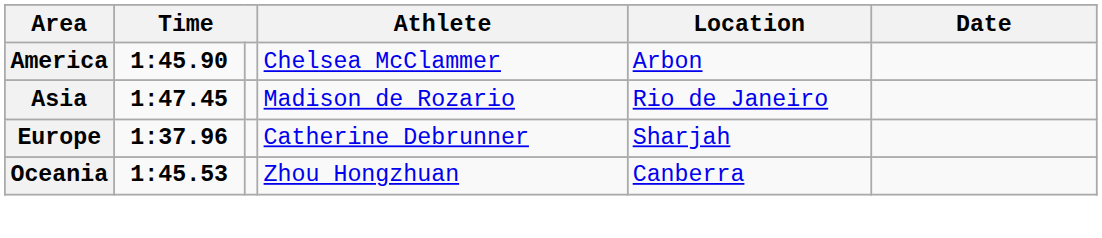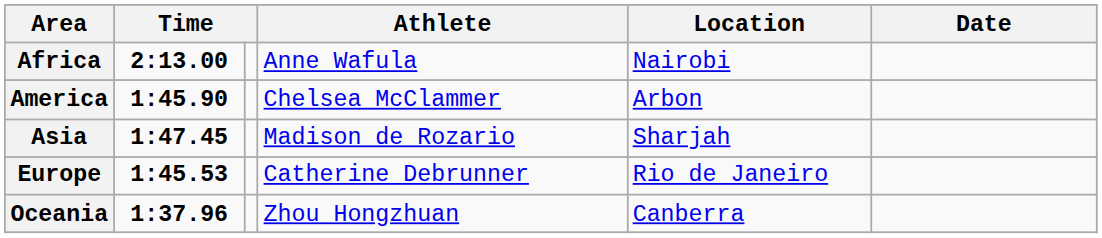+ row: (59, 62)
(730, 100) Rio de Janeiro -> (682, 138) Sharjah
(179, 138) 1:37.96 -> (179, 176) 1:45.53
(682, 138) Sharjah -> (730, 176) Rio de Janeiro
(179, 176) 1:45.53 -> (179, 213) 1:37.96
